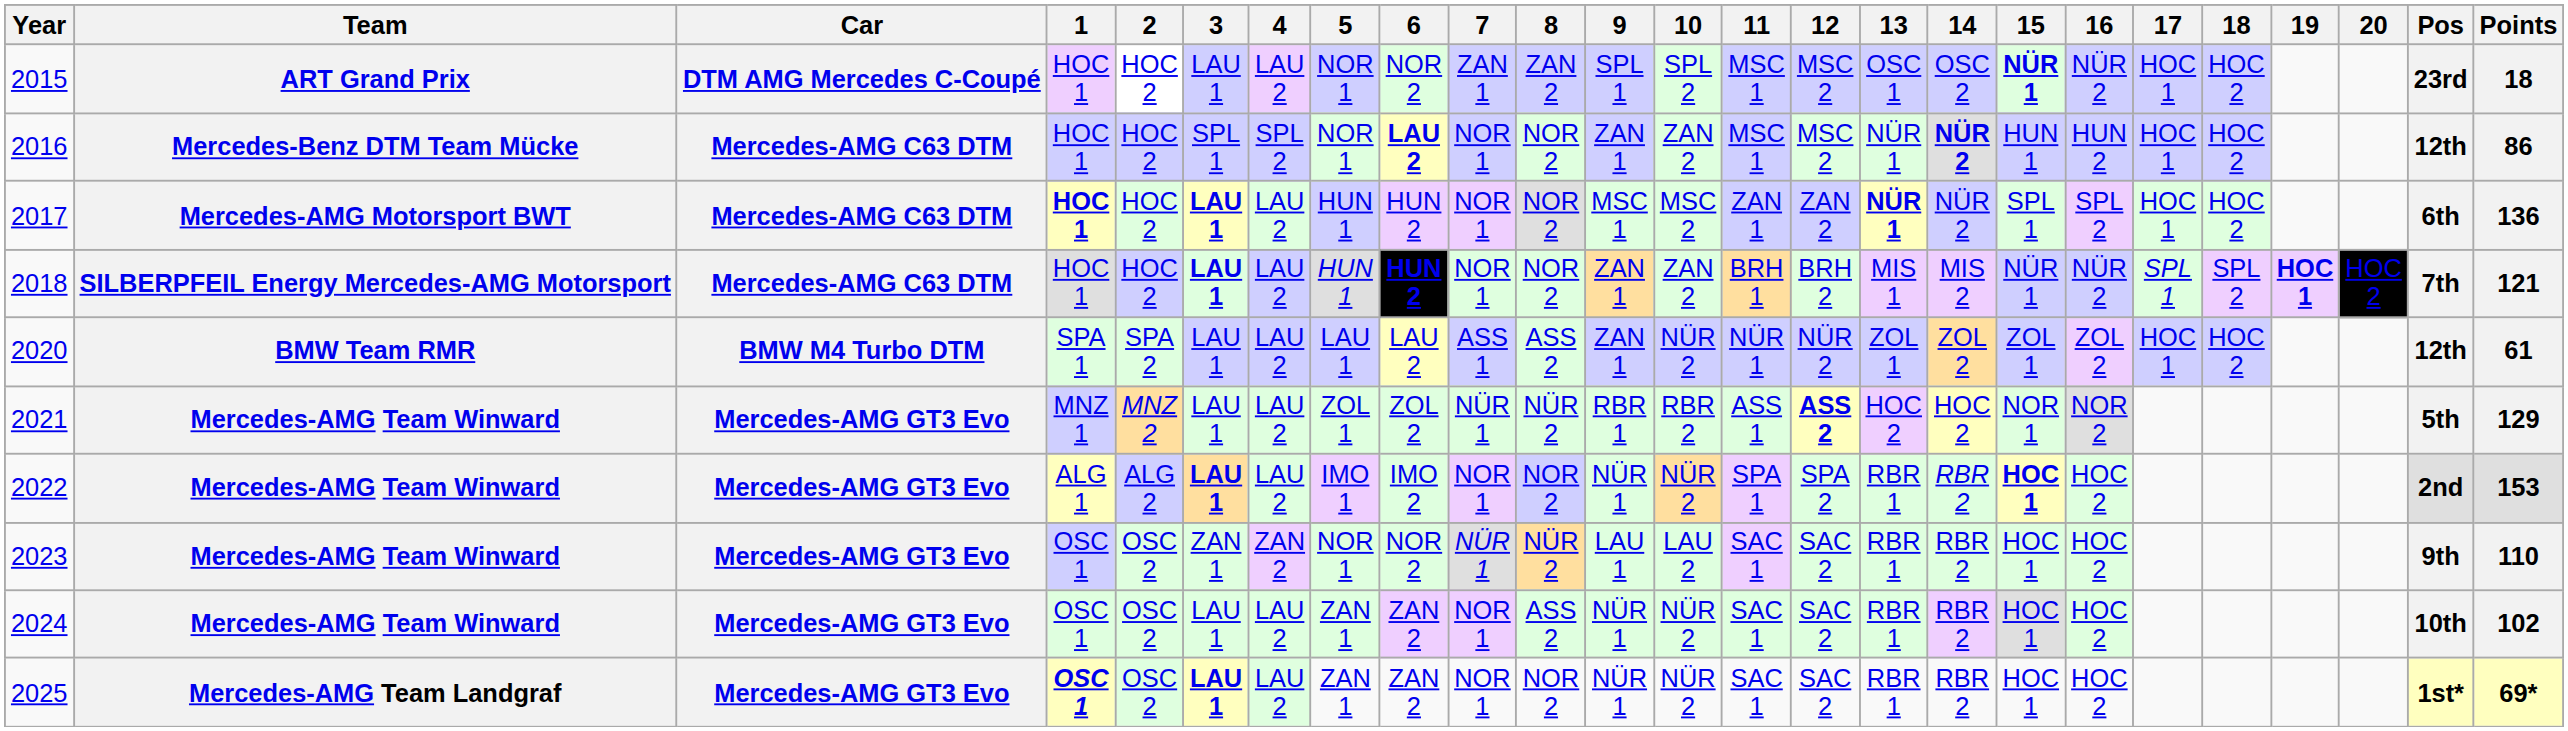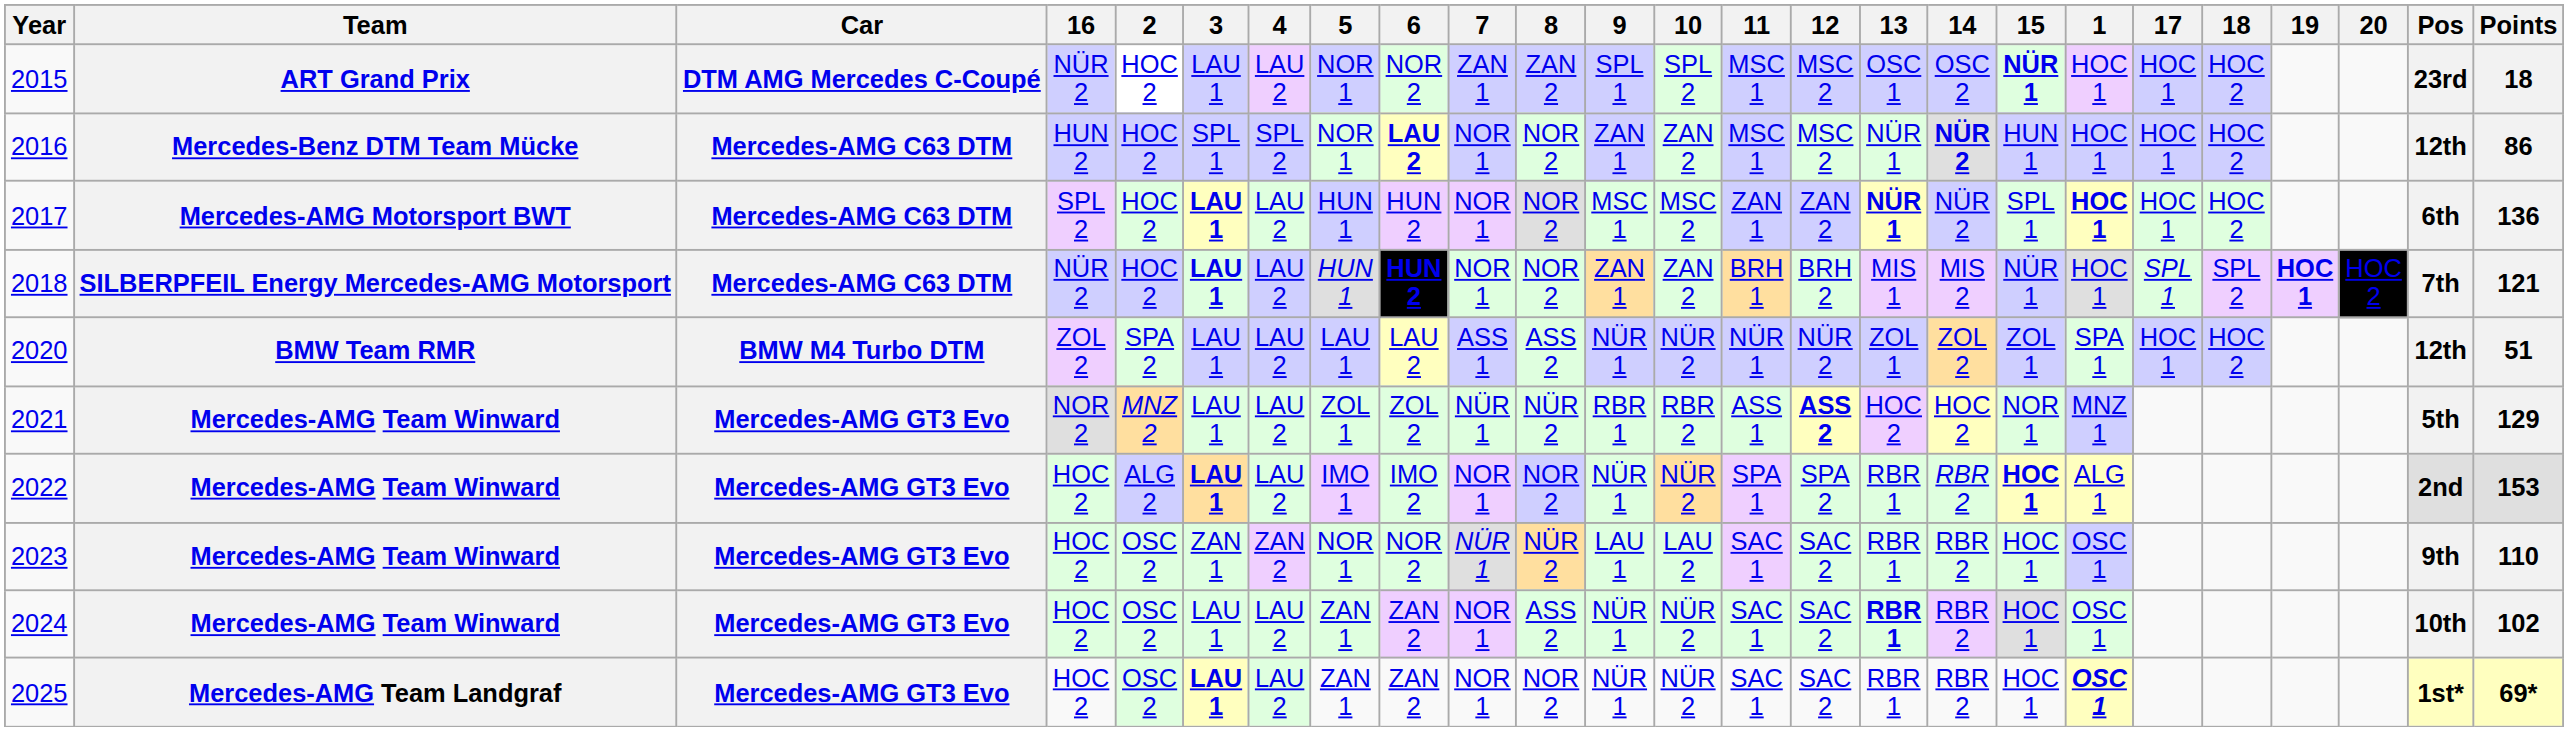columns swapped: (1081, 25) <-> (2099, 25)
(1620, 351) ZAN 1 -> (1620, 351) NÜR 1
(2518, 351) 61 -> (2518, 351) 51
(1894, 624) normal -> (1894, 624) bold
